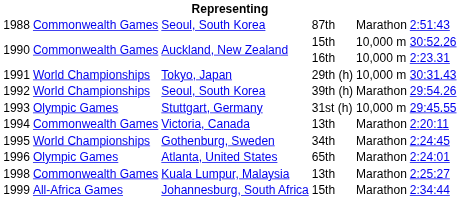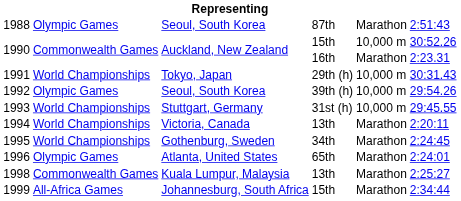(96, 25) Commonwealth Games -> (76, 25) Olympic Games
(381, 58) 10,000 m -> (381, 58) Marathon
(92, 91) World Championships -> (76, 91) Olympic Games
(381, 91) Marathon -> (381, 91) 10,000 m
(76, 108) Olympic Games -> (92, 108) World Championships
(96, 124) Commonwealth Games -> (92, 124) World Championships
